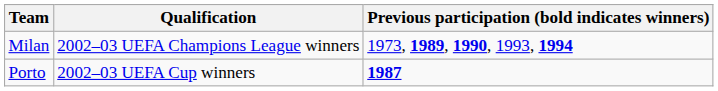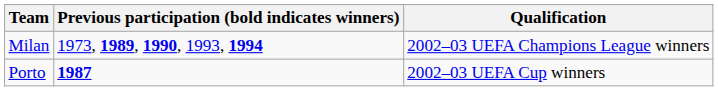columns swapped: (208, 18) <-> (538, 18)
